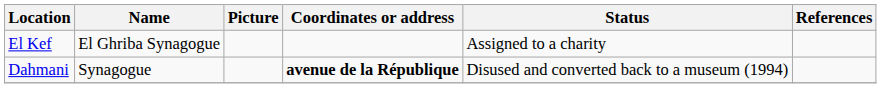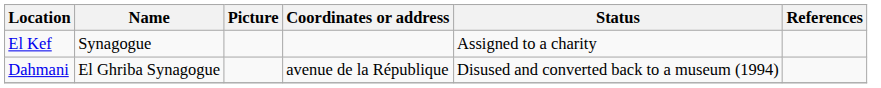(149, 43) El Ghriba Synagogue -> (115, 43) Synagogue
(115, 69) Synagogue -> (149, 69) El Ghriba Synagogue
(373, 69) bold -> (367, 69) normal
